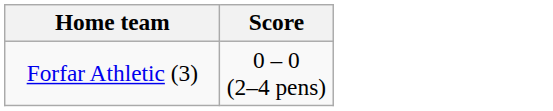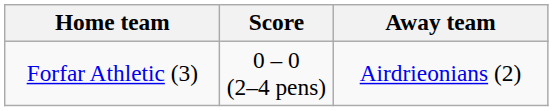+ column: (440, 23)
